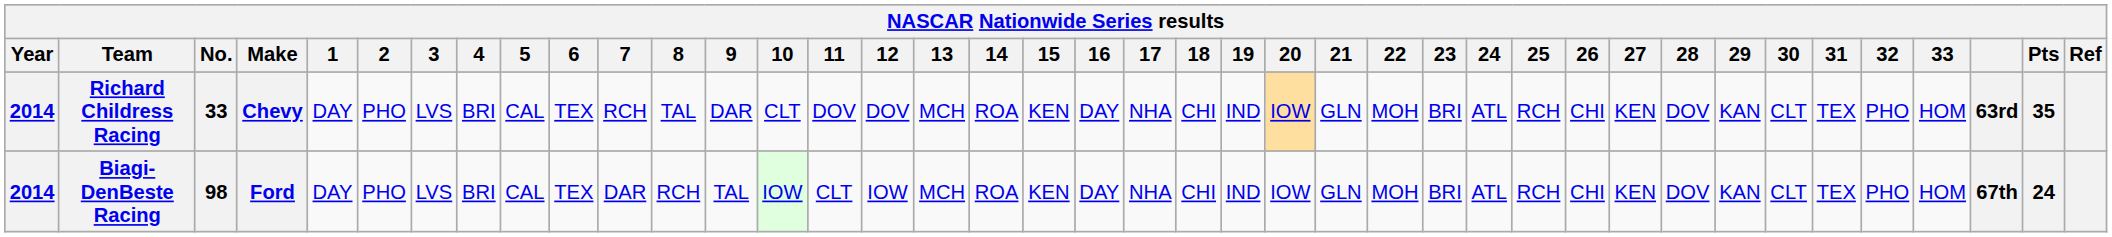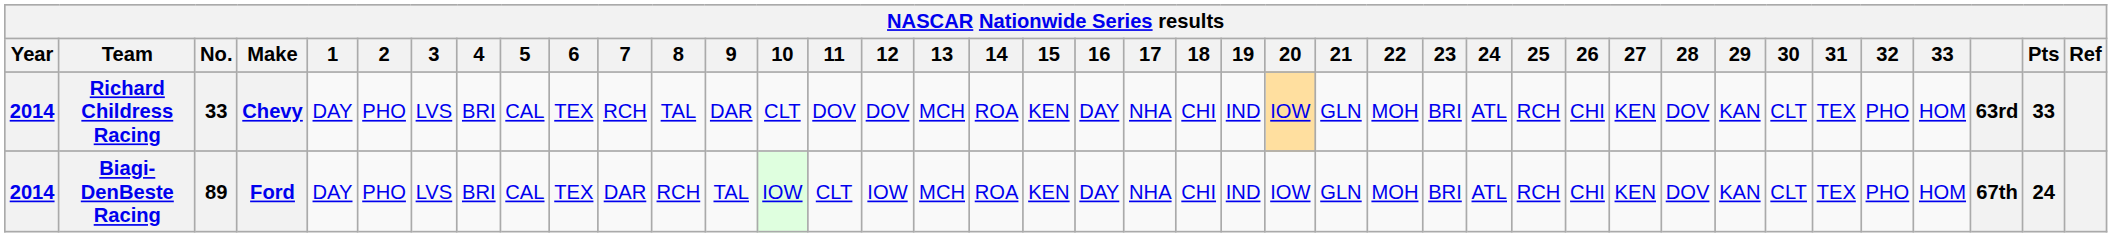(2044, 111) 35 -> (2044, 111) 33
(216, 192) 98 -> (216, 192) 89
